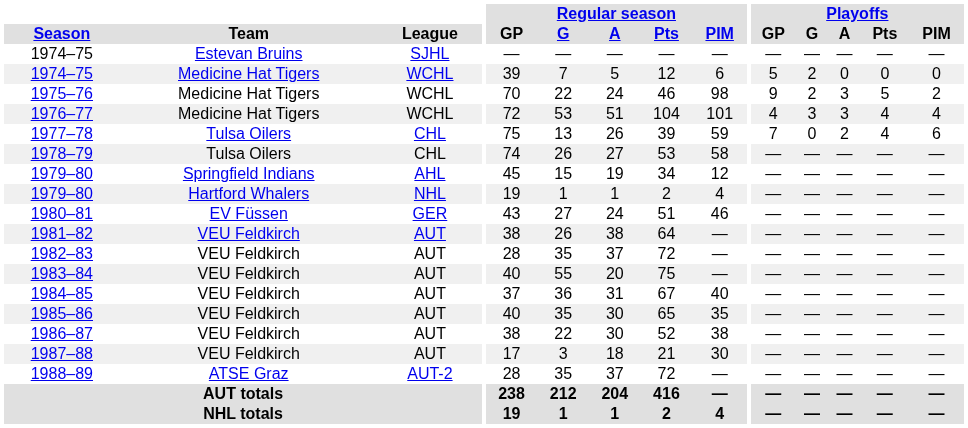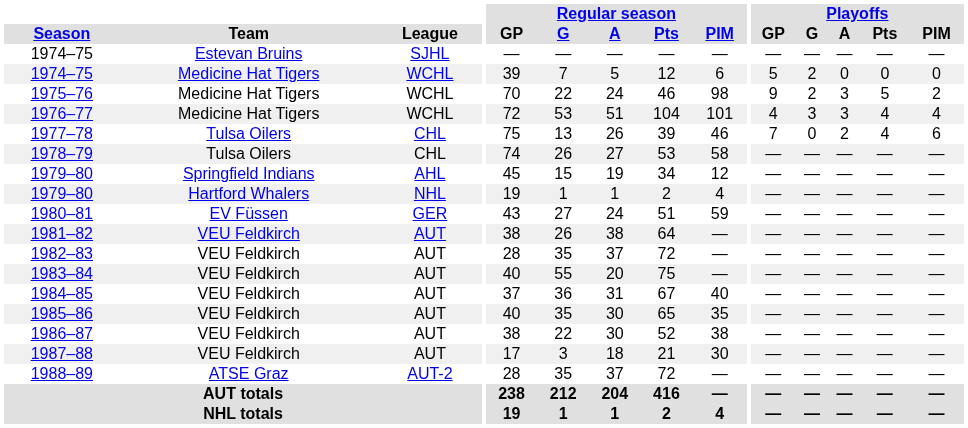(720, 134) 59 -> (720, 134) 46
(720, 214) 46 -> (720, 214) 59
